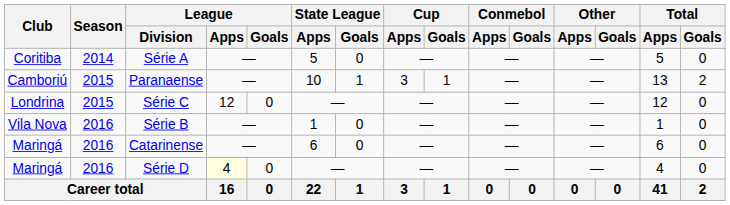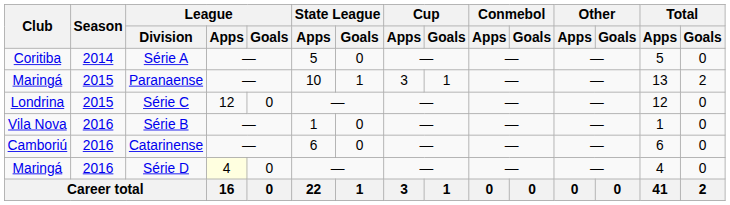(37, 80) Camboriú -> (37, 80) Maringá
(37, 146) Maringá -> (37, 146) Camboriú
